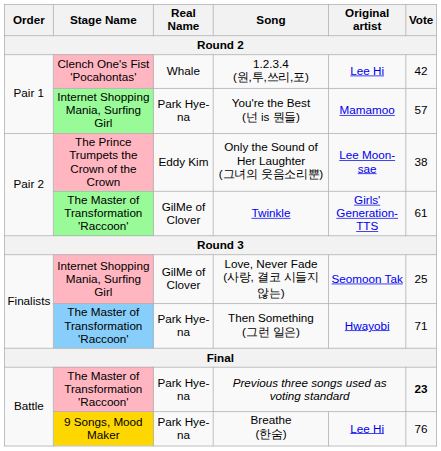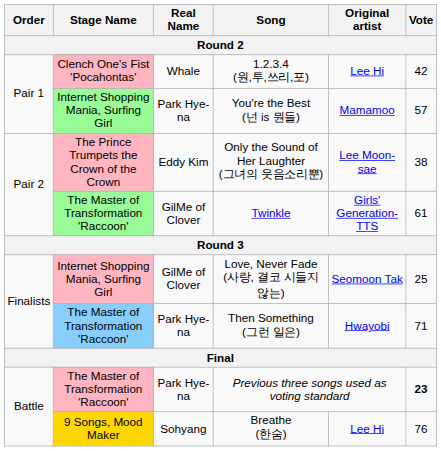(183, 428) Park Hye-na -> (183, 428) Sohyang
